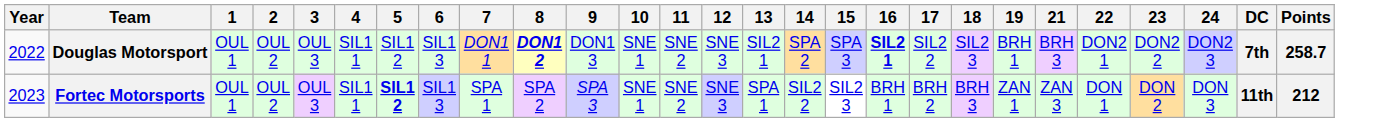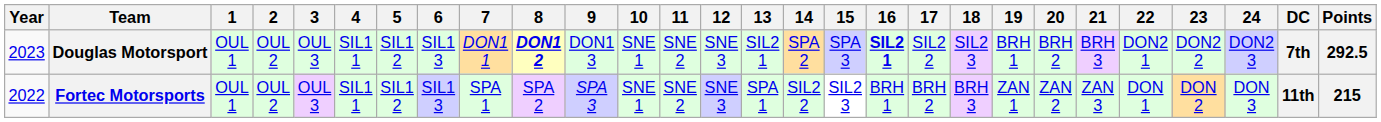+ column: (1056, 17)
(27, 52) 2022 -> (27, 52) 2023
(1306, 52) 258.7 -> (1347, 52) 292.5
(27, 96) 2023 -> (27, 96) 2022
(398, 96) bold -> (397, 96) normal
(1306, 96) 212 -> (1347, 96) 215
